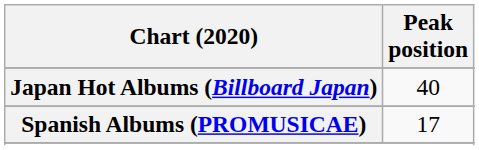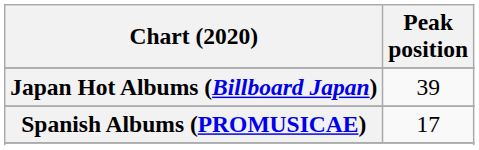(428, 86) 40 -> (428, 86) 39
